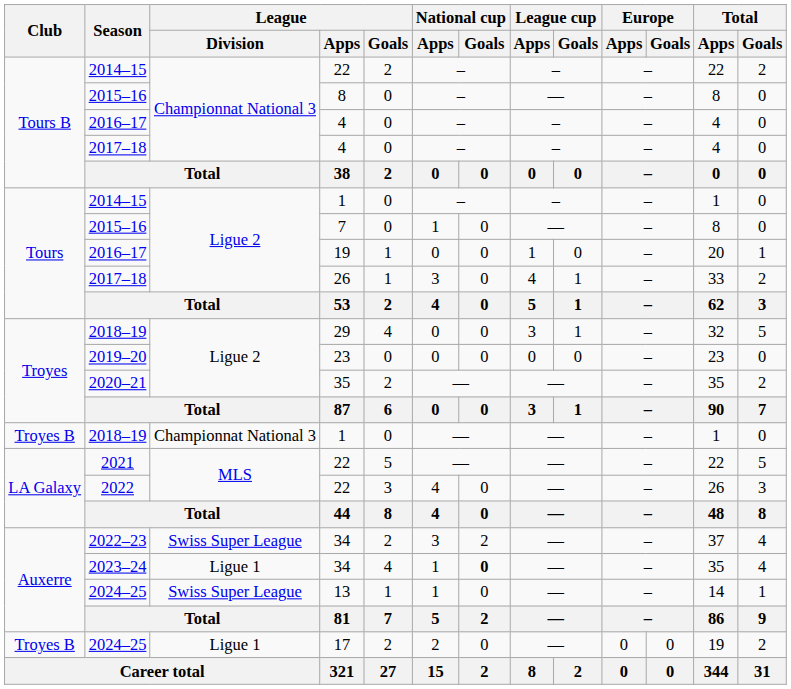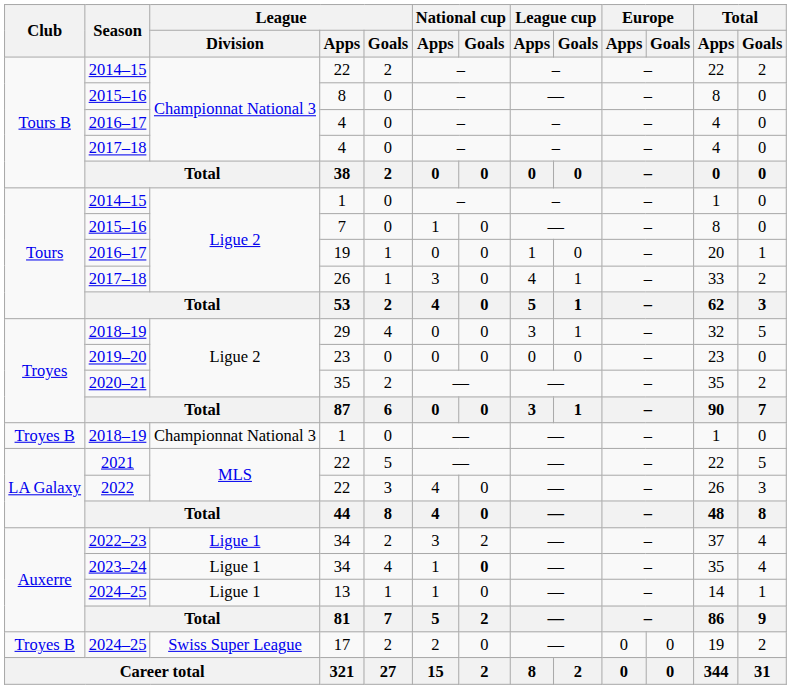(235, 540) Swiss Super League -> (235, 540) Ligue 1
(235, 592) Swiss Super League -> (235, 592) Ligue 1
(235, 644) Ligue 1 -> (235, 644) Swiss Super League
